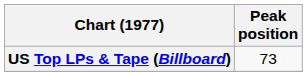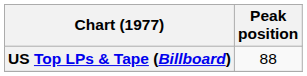(268, 58) 73 -> (268, 58) 88
